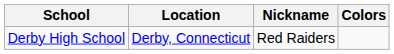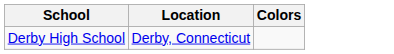- column: (296, 15)
